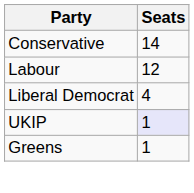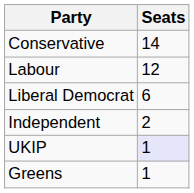(146, 95) 4 -> (146, 95) 6
+ row: (54, 122)
